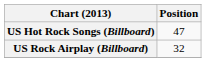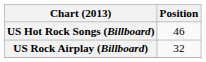(179, 31) 47 -> (179, 31) 46
